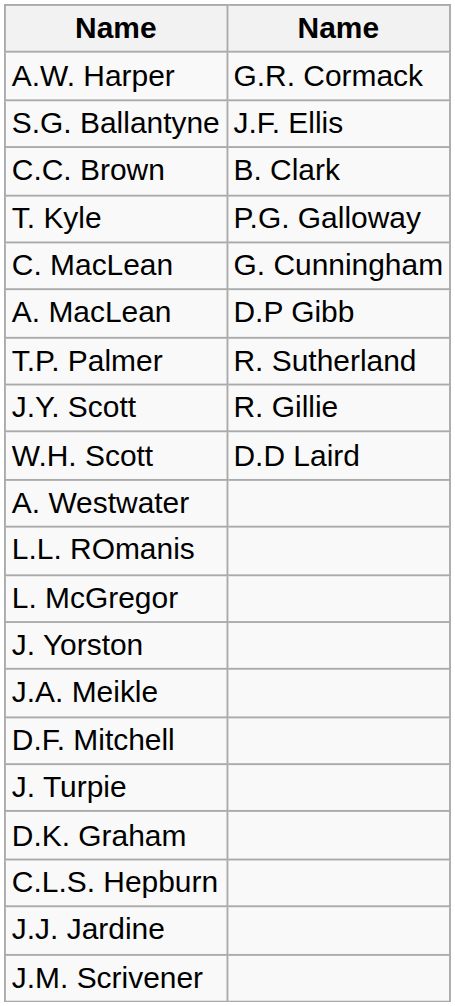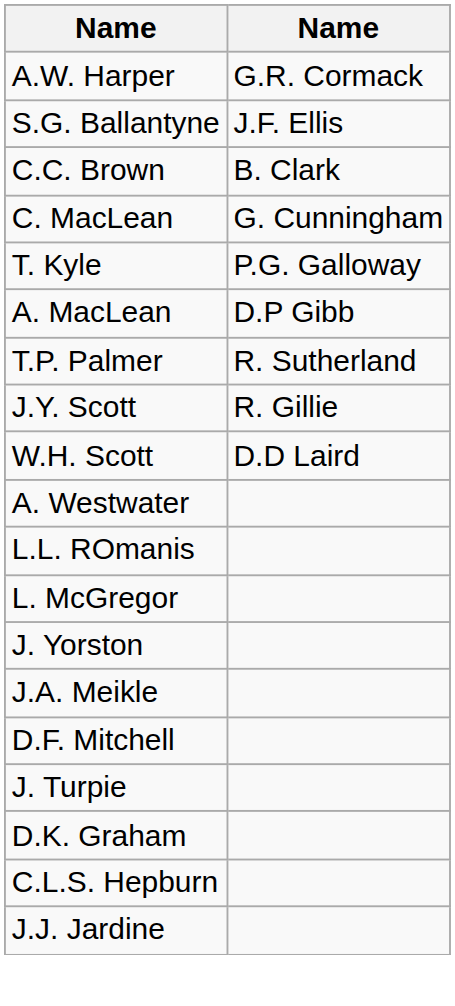rows swapped: (57, 218) <-> (92, 265)
- row: (107, 977)
